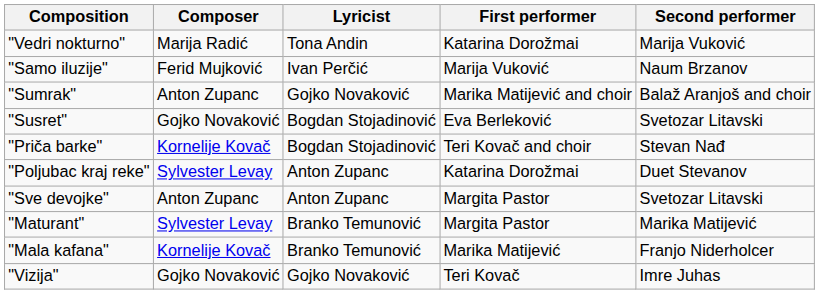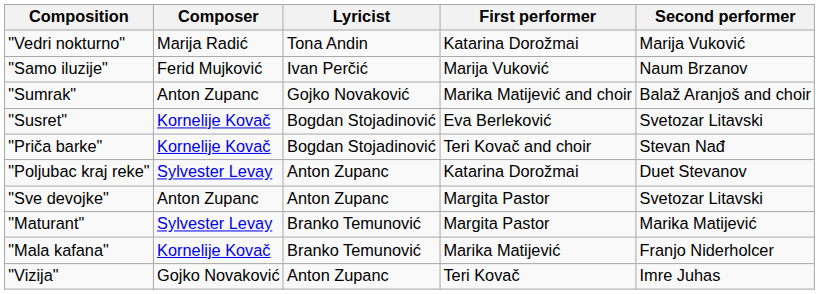(218, 120) Gojko Novaković -> (214, 120) Kornelije Kovač
(348, 276) Gojko Novaković -> (338, 276) Anton Zupanc
